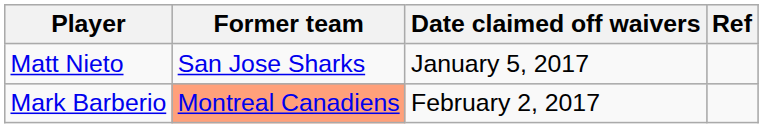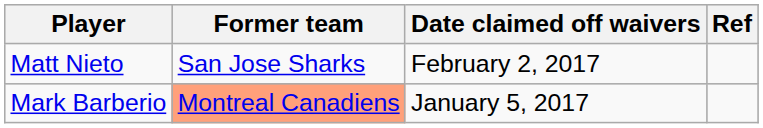(500, 63) January 5, 2017 -> (506, 63) February 2, 2017
(506, 102) February 2, 2017 -> (500, 102) January 5, 2017
